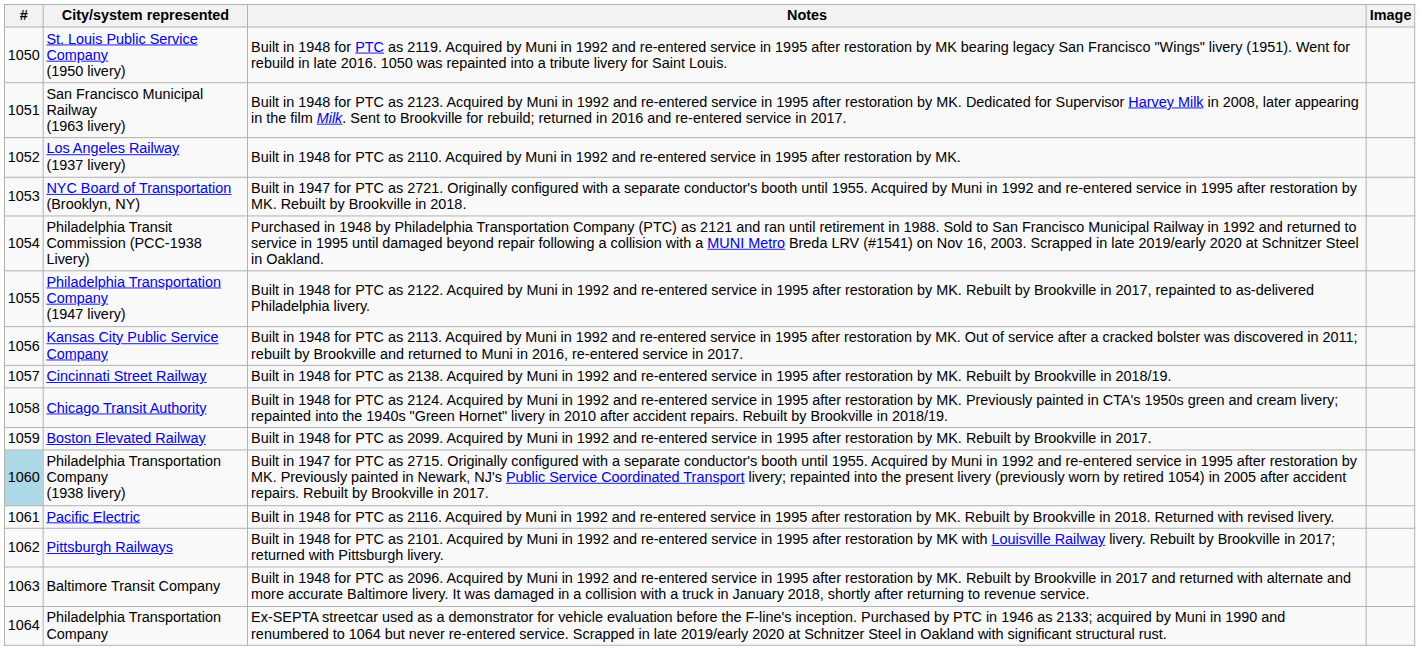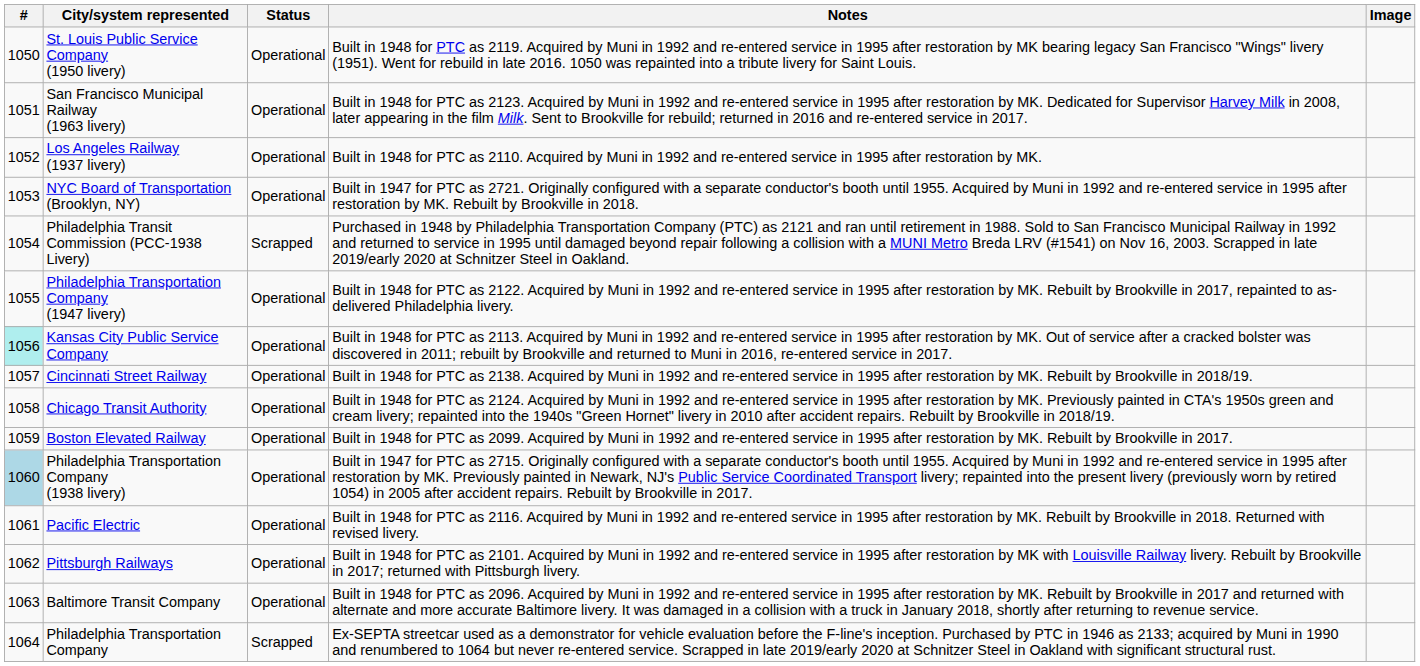+ column: (288, 15)
(24, 345) no background -> (24, 345) paleturquoise background
